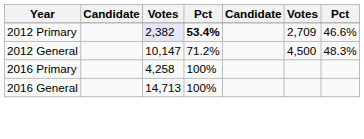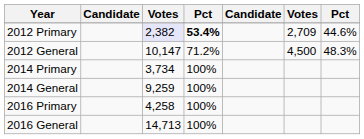(340, 32) 46.6% -> (340, 32) 44.6%
+ row: (42, 69)
+ row: (42, 88)
